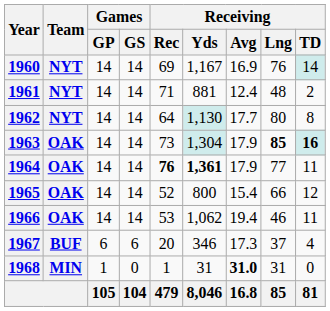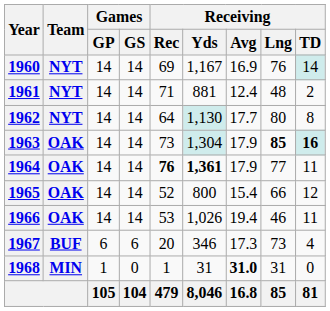(204, 218) 1,062 -> (204, 218) 1,026
(278, 243) 37 -> (278, 243) 73
